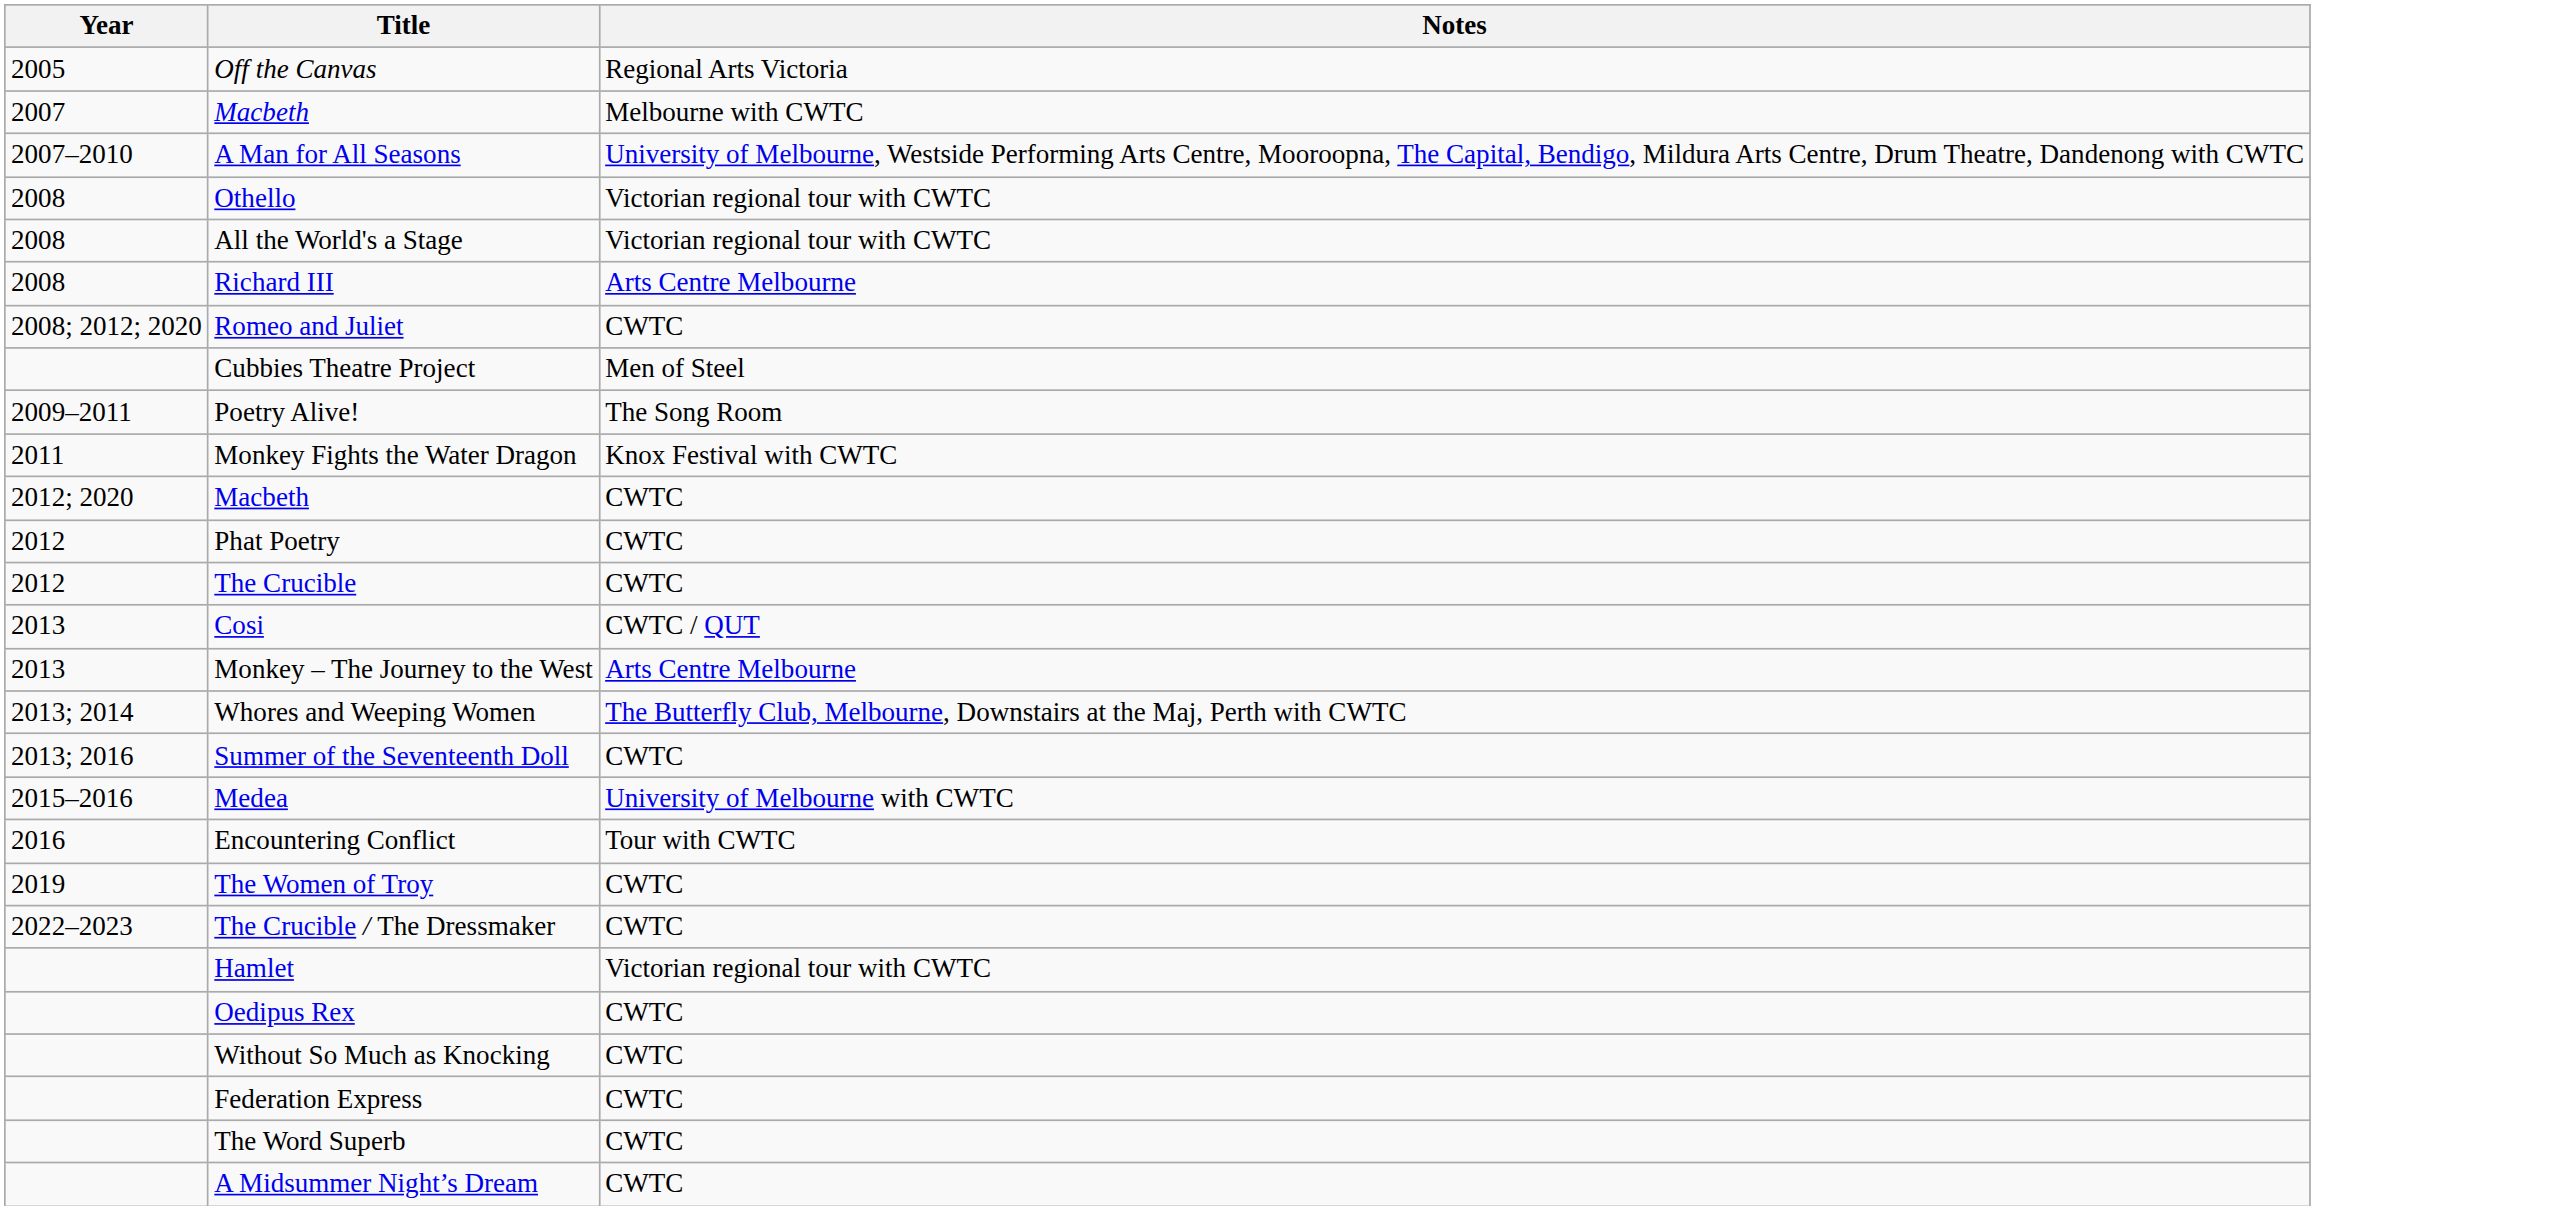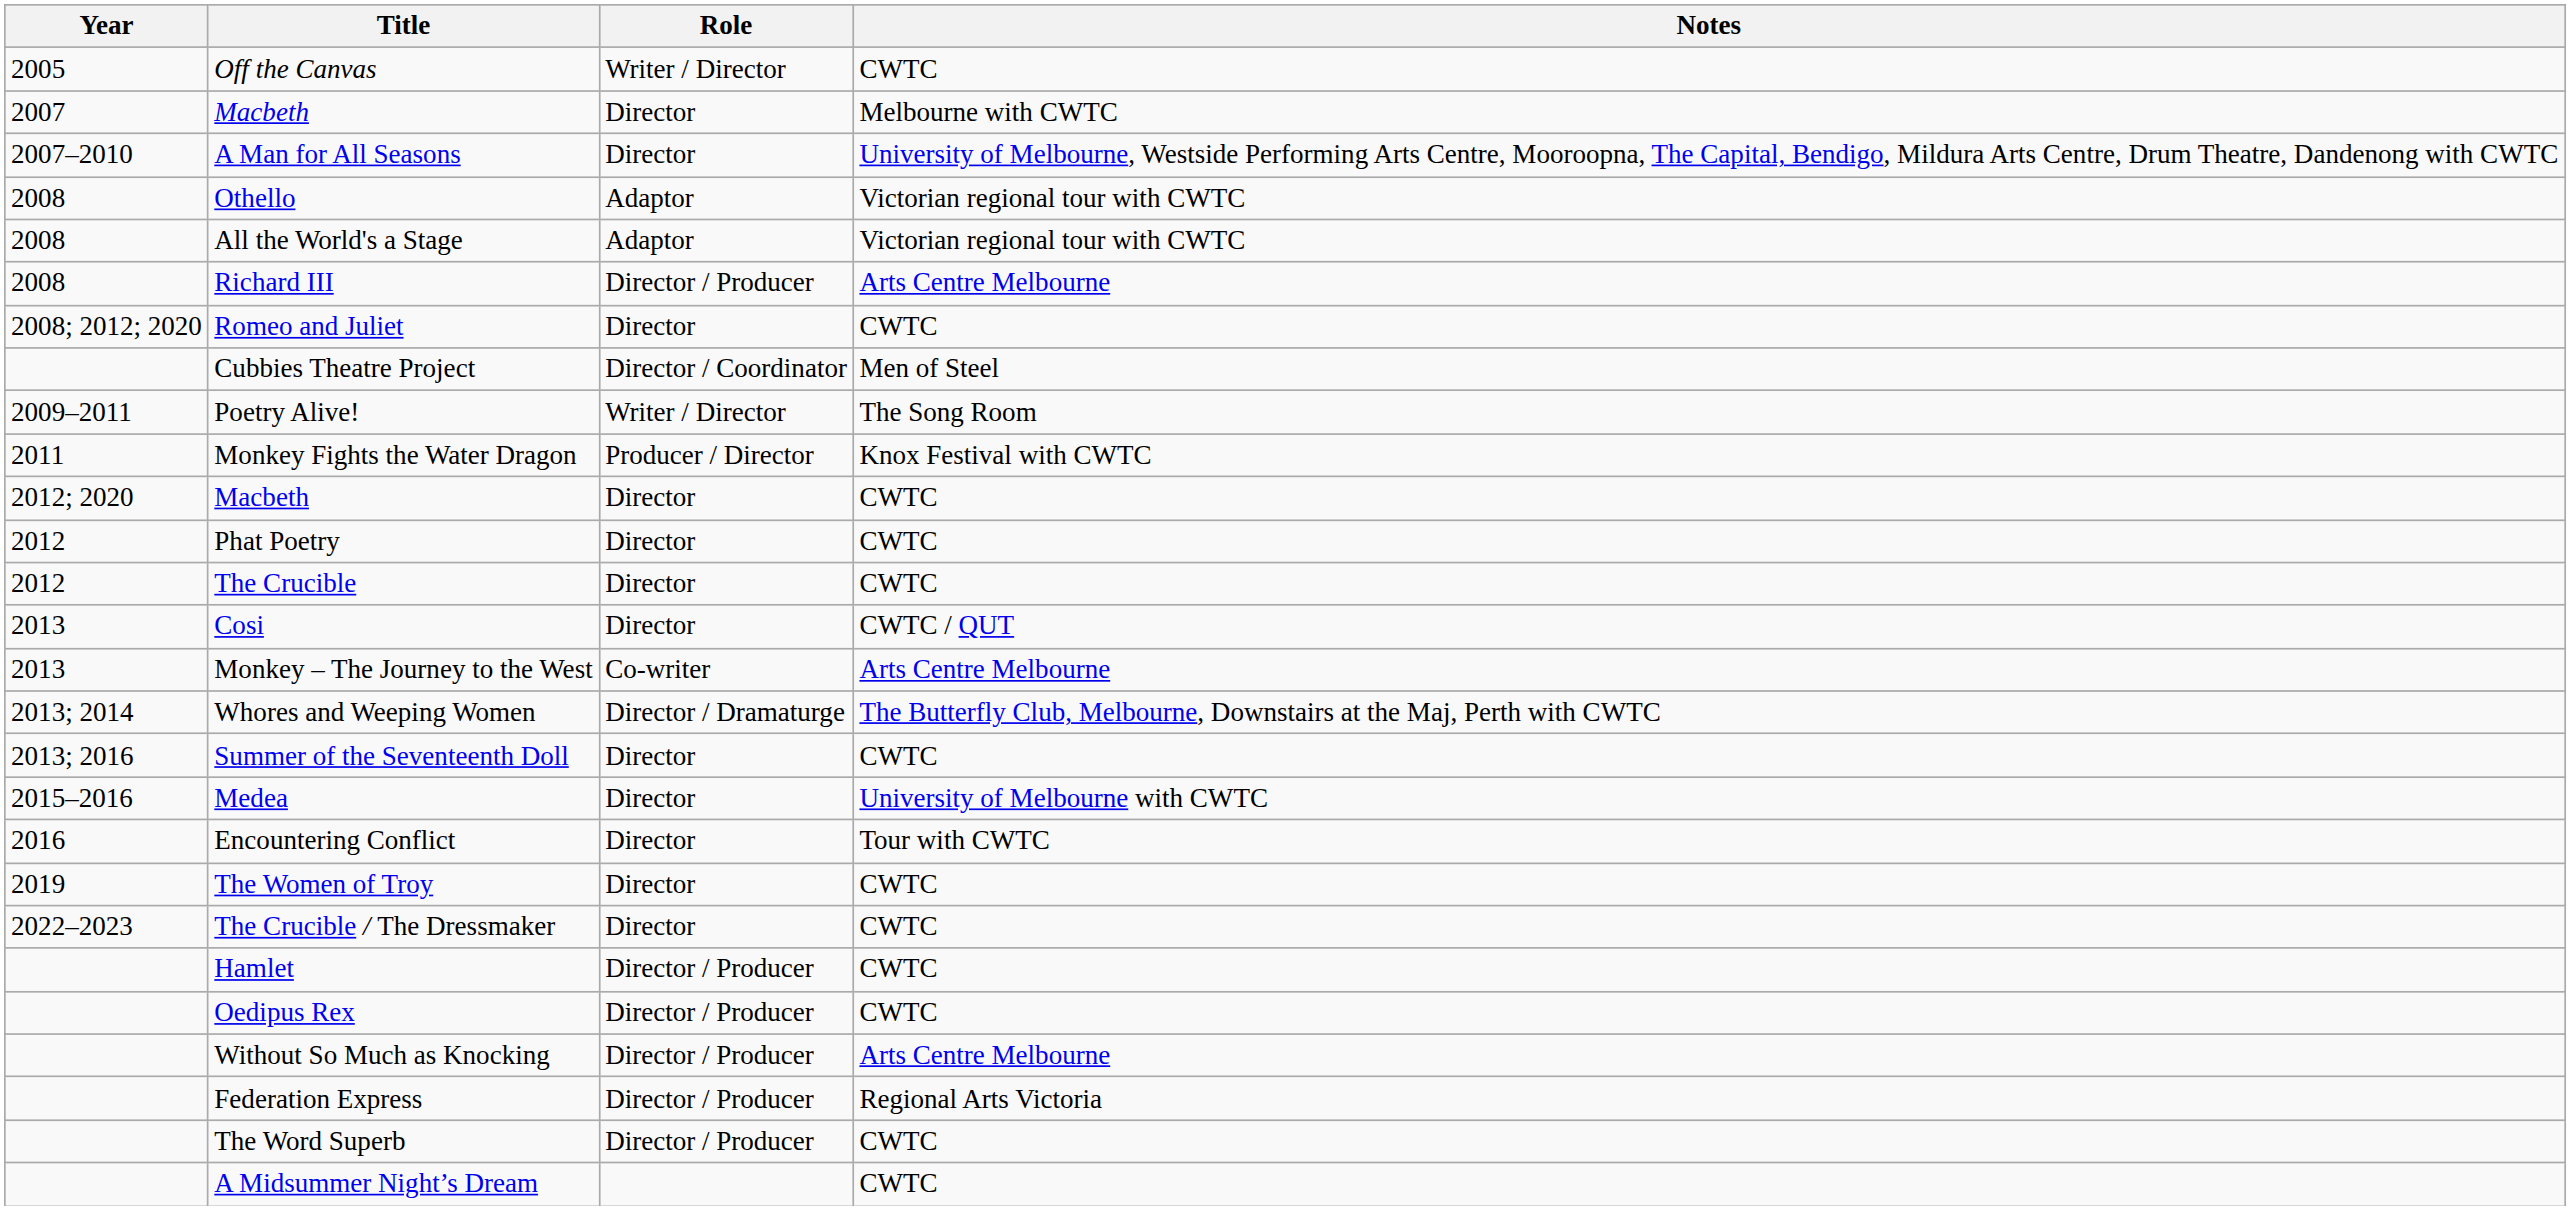+ column: (726, 25)
(726, 68) Regional Arts Victoria -> (898, 68) CWTC
(798, 969) Victorian regional tour with CWTC -> (898, 969) CWTC
(644, 1055) CWTC -> (985, 1055) Arts Centre Melbourne
(644, 1098) CWTC -> (981, 1098) Regional Arts Victoria
